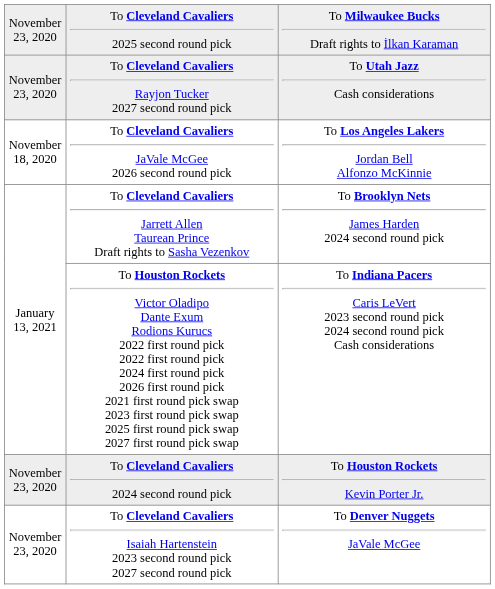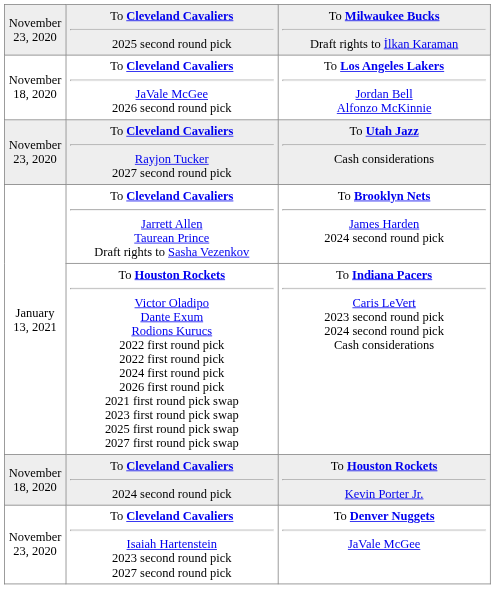rows swapped: (172, 152) <-> (172, 87)
(35, 479) November 23, 2020 -> (35, 479) November 18, 2020
